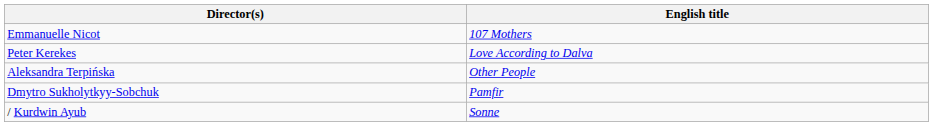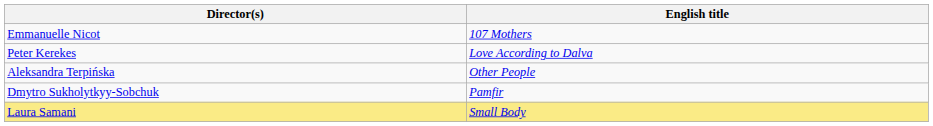+ row: (42, 111)
- row: (47, 111)
